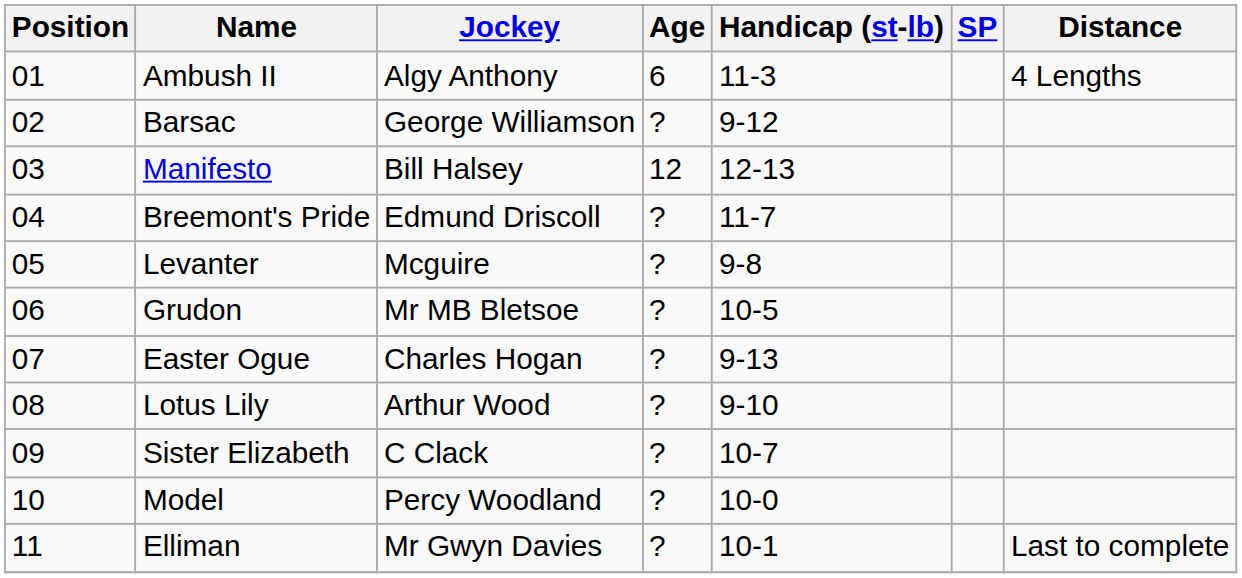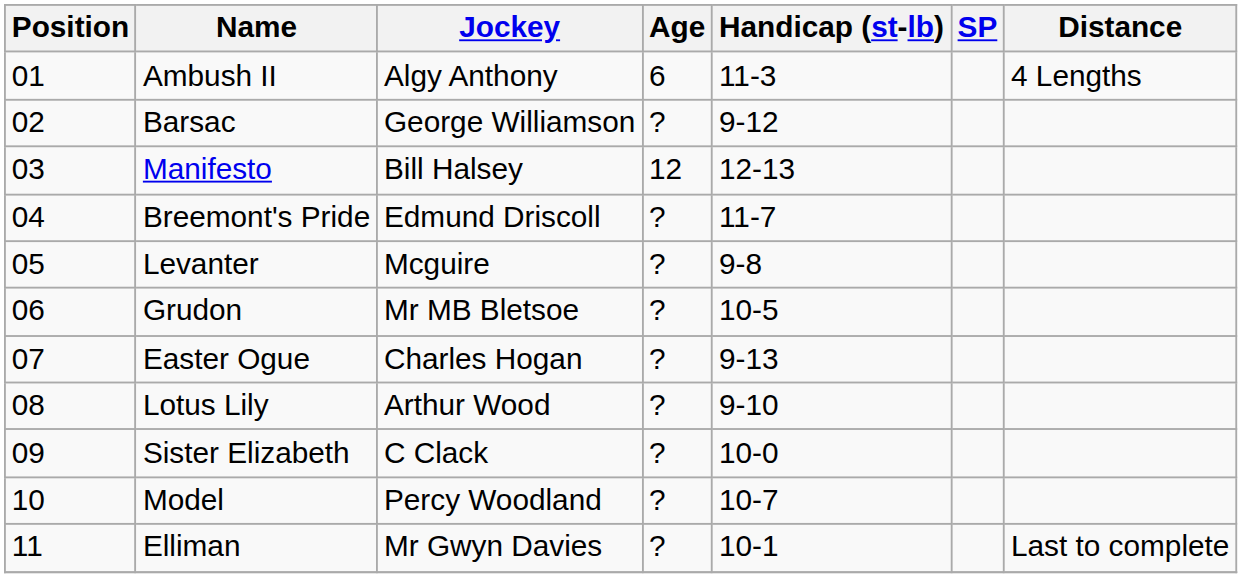(749, 452) 10-7 -> (749, 452) 10-0
(749, 500) 10-0 -> (749, 500) 10-7
